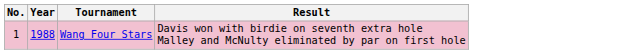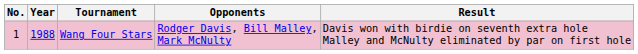+ column: (238, 13)
